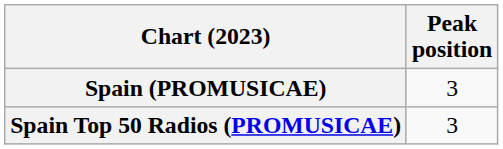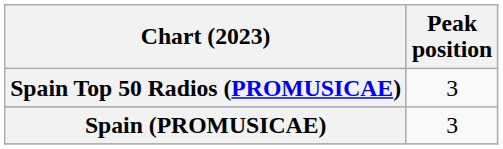rows swapped: (206, 87) <-> (206, 125)
